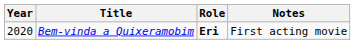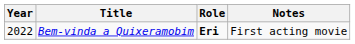(20, 31) 2020 -> (20, 31) 2022
